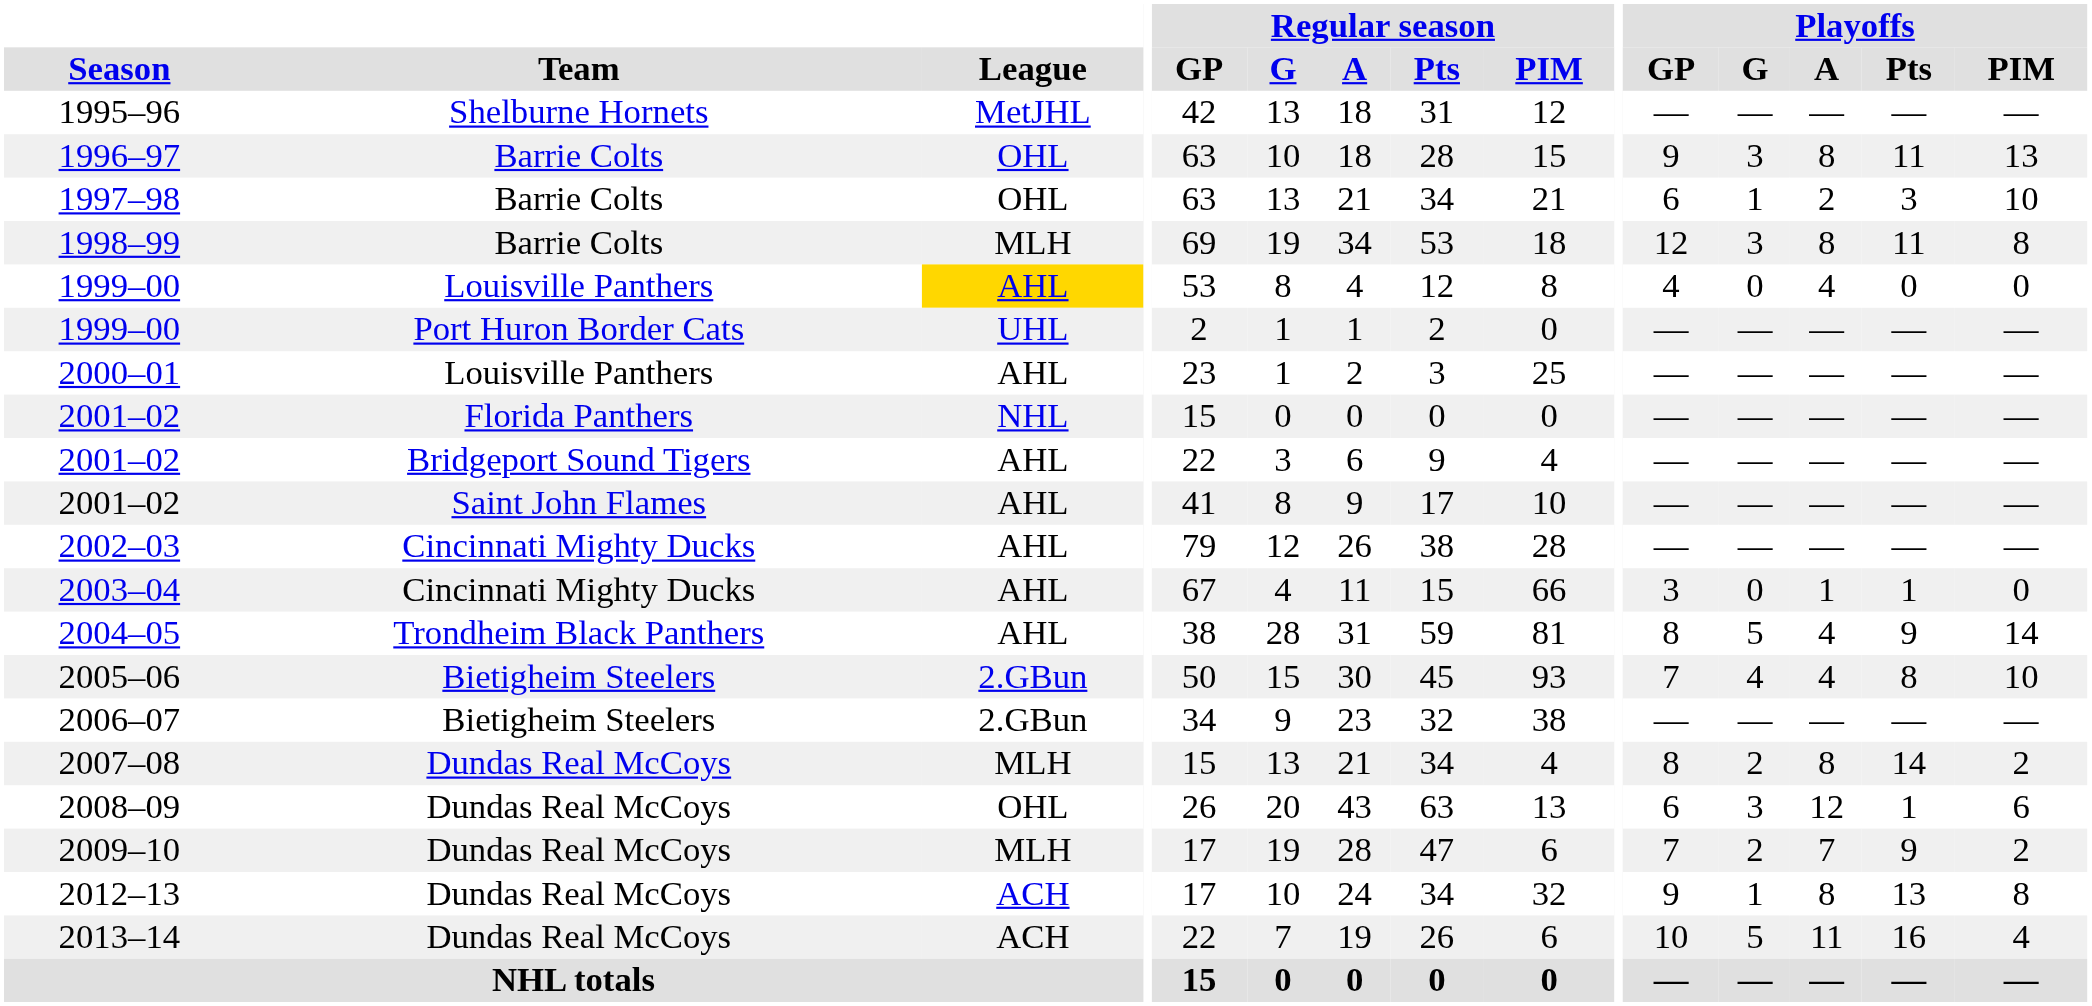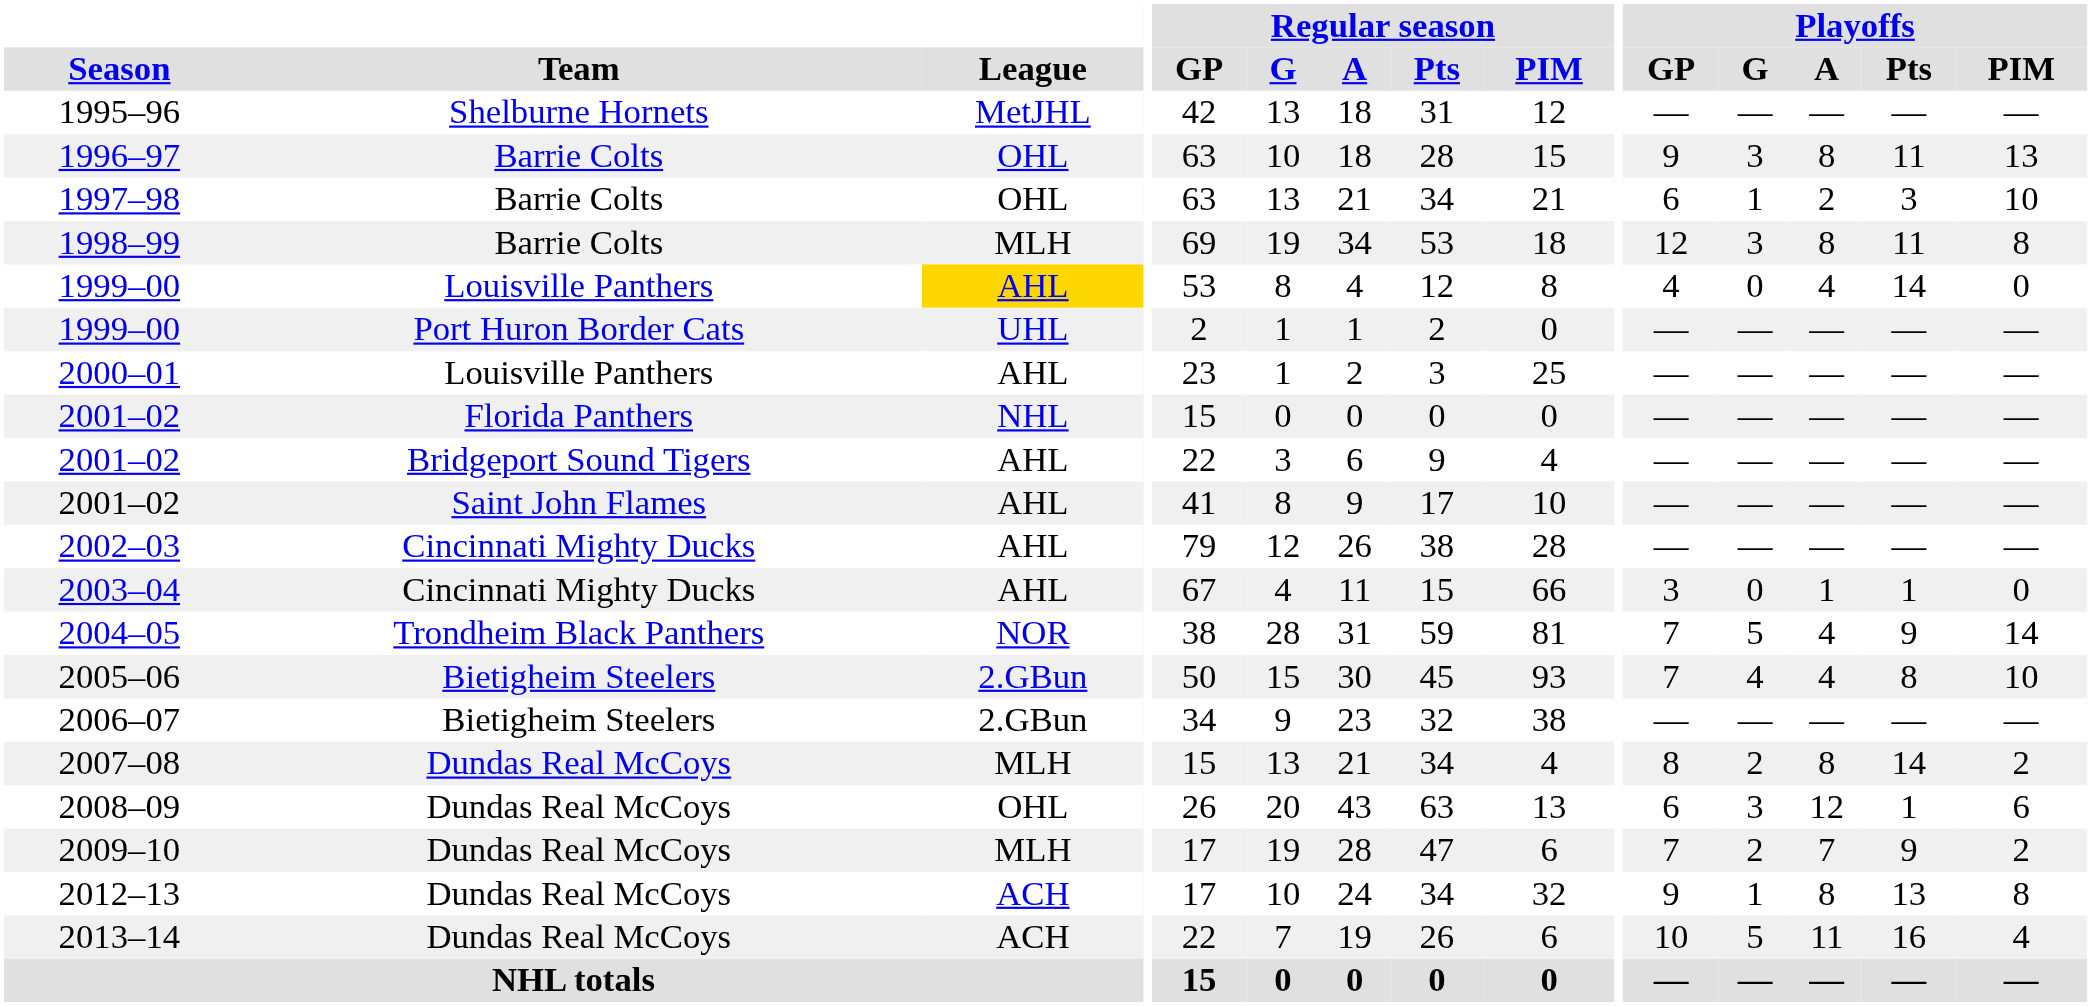(1909, 285) 0 -> (1909, 285) 14
(1033, 632) AHL -> (1033, 632) NOR
(1671, 632) 8 -> (1671, 632) 7
